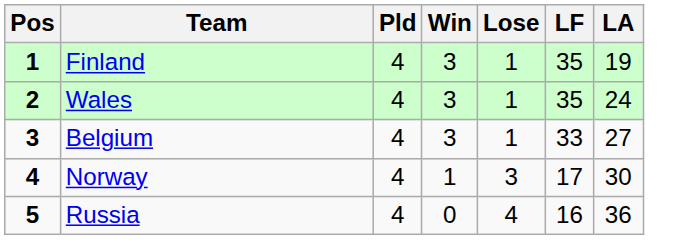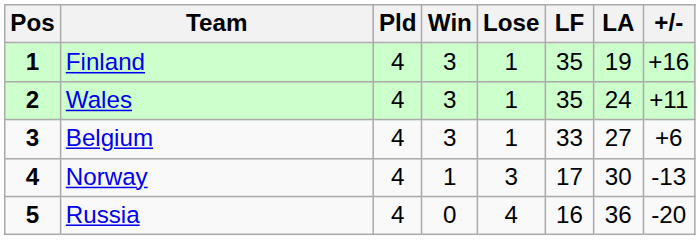+ column: (669, 23)
